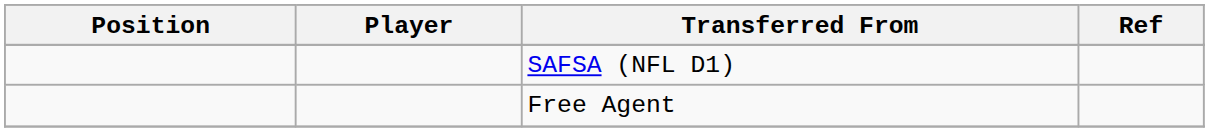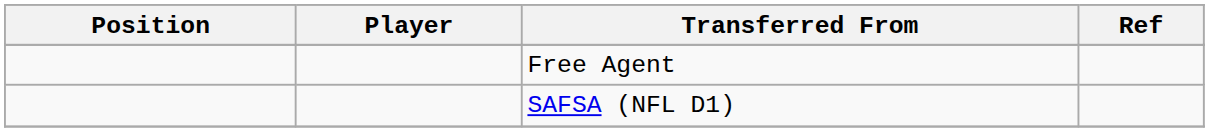rows swapped: (602, 106) <-> (631, 65)
